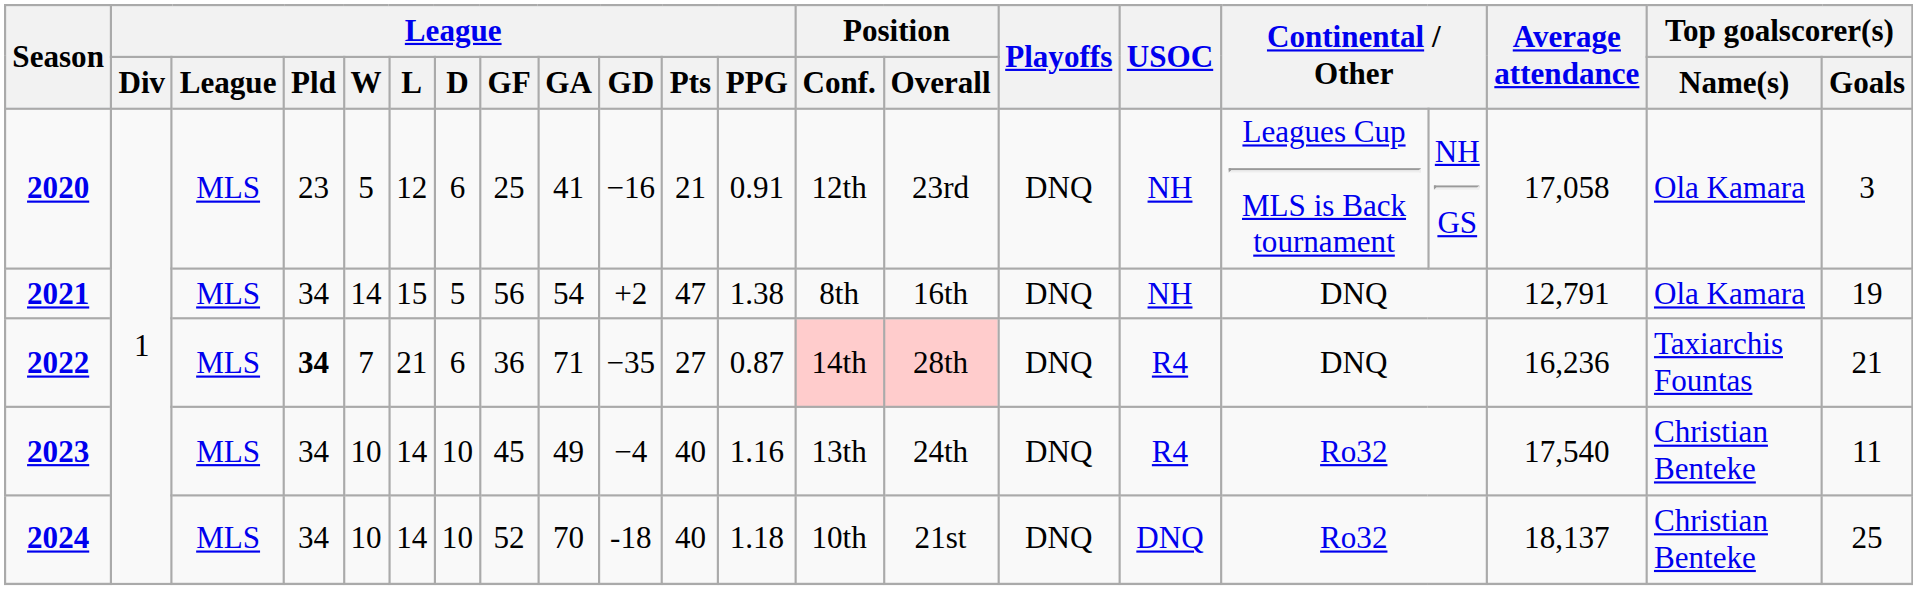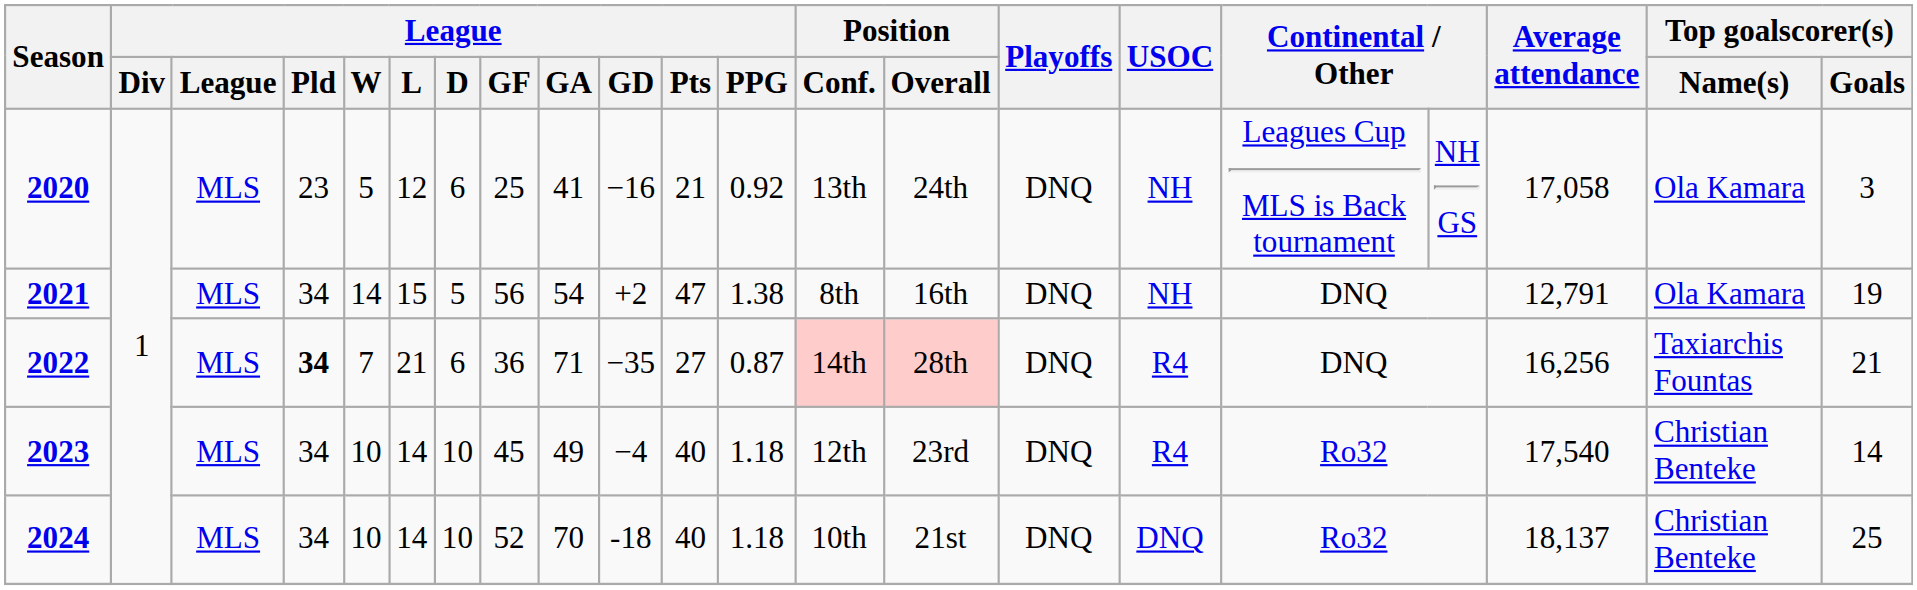(757, 187) 0.91 -> (757, 187) 0.92
(839, 187) 12th -> (839, 187) 13th
(941, 187) 23rd -> (941, 187) 24th
(1567, 362) 16,236 -> (1567, 362) 16,256
(757, 450) 1.16 -> (757, 450) 1.18
(839, 450) 13th -> (839, 450) 12th
(941, 450) 24th -> (941, 450) 23rd
(1867, 450) 11 -> (1867, 450) 14
